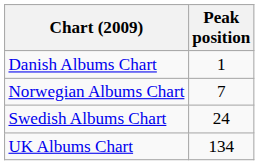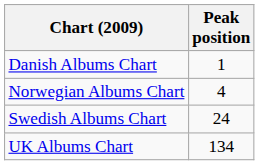(221, 91) 7 -> (221, 91) 4
